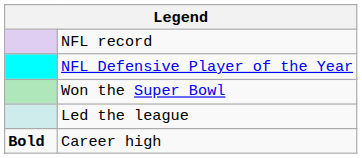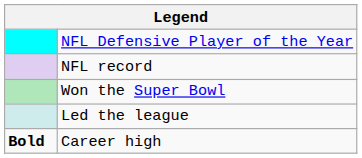rows swapped: (107, 42) <-> (207, 67)
